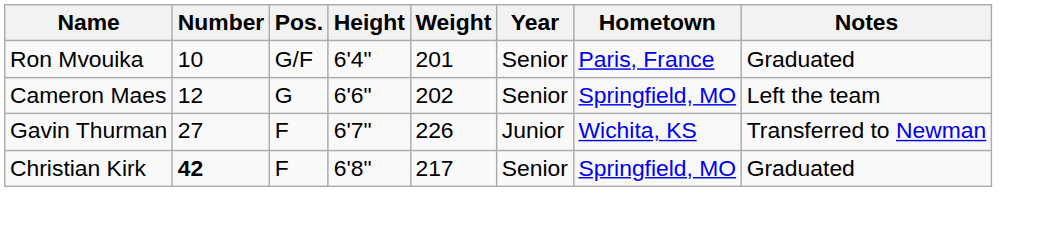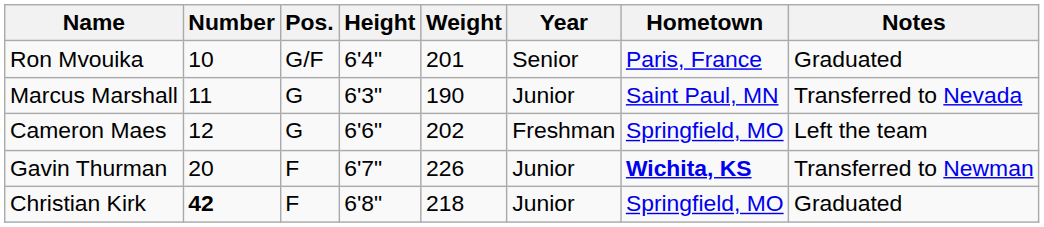+ row: (94, 95)
(535, 95) Senior -> (564, 131) Freshman
(191, 131) 27 -> (201, 167) 20
(638, 131) normal -> (689, 167) bold
(435, 167) 217 -> (445, 204) 218
(535, 167) Senior -> (544, 204) Junior
